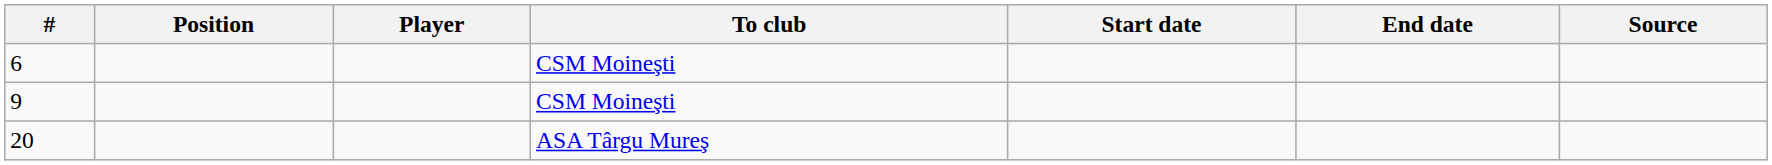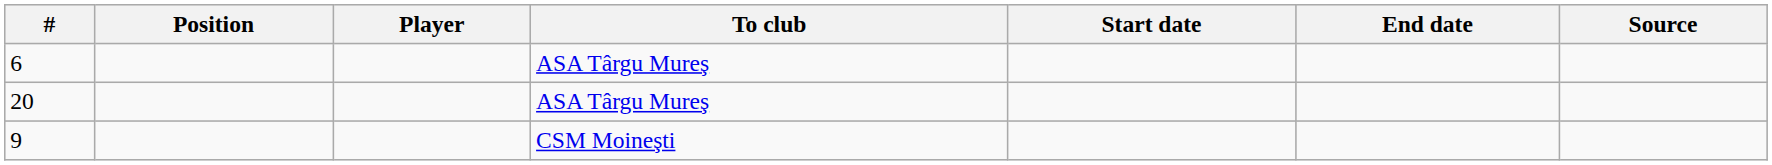(606, 62) CSM Moineşti -> (623, 62) ASA Târgu Mureş
rows swapped: (16, 101) <-> (22, 140)
